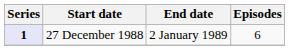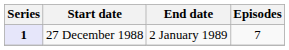(258, 34) 6 -> (258, 34) 7
